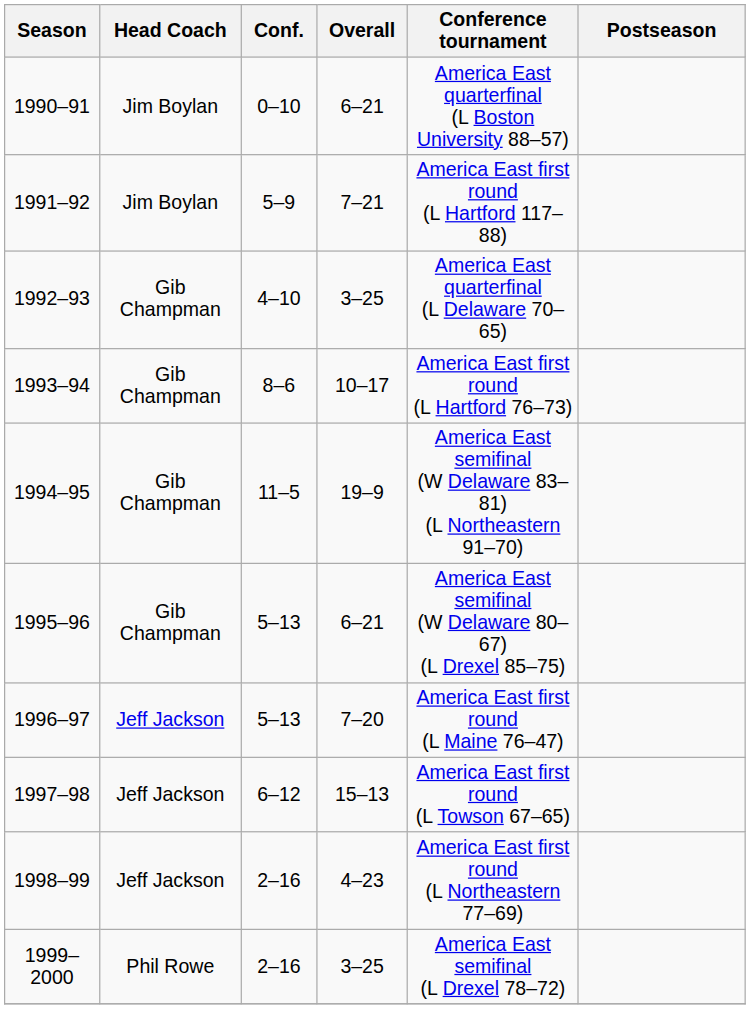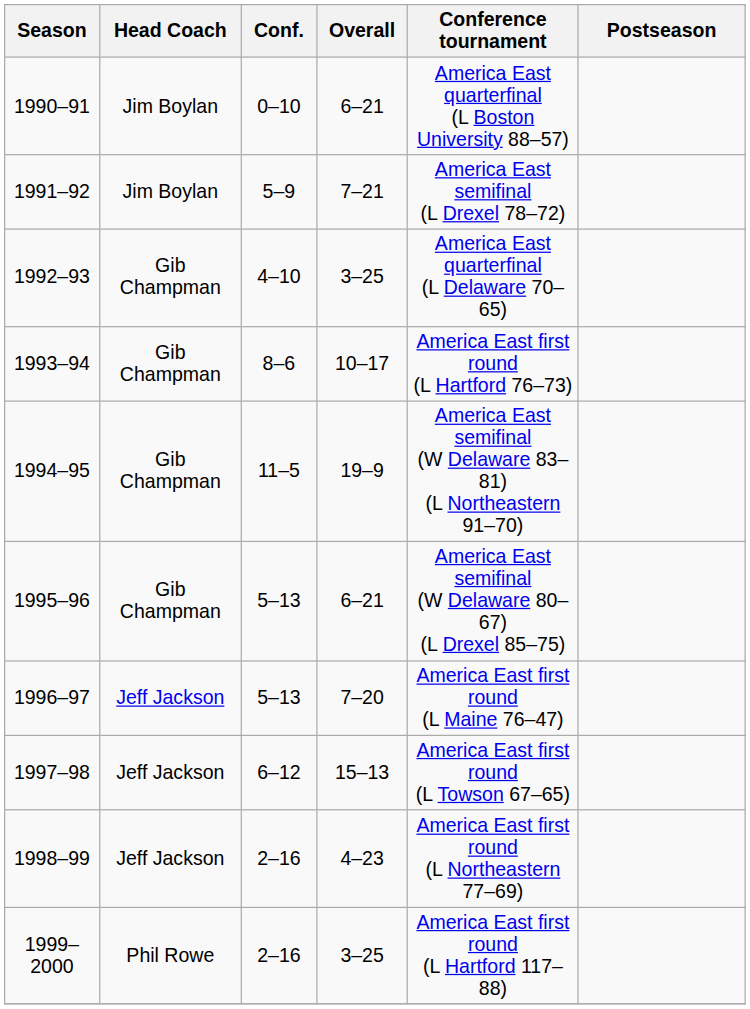(493, 202) America East first round (L Hartford 117–88) -> (493, 191) America East semifinal (L Drexel 78–72)
(493, 966) America East semifinal (L Drexel 78–72) -> (493, 955) America East first round (L Hartford 117–88)
